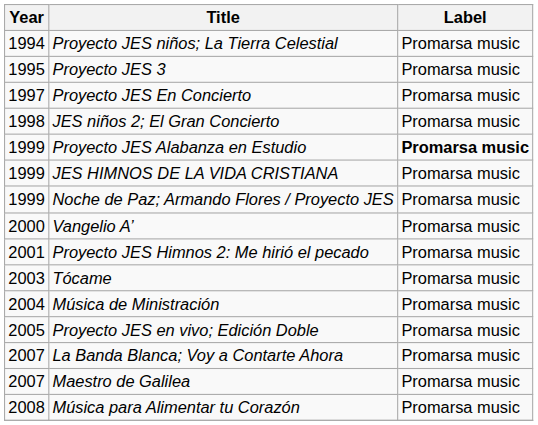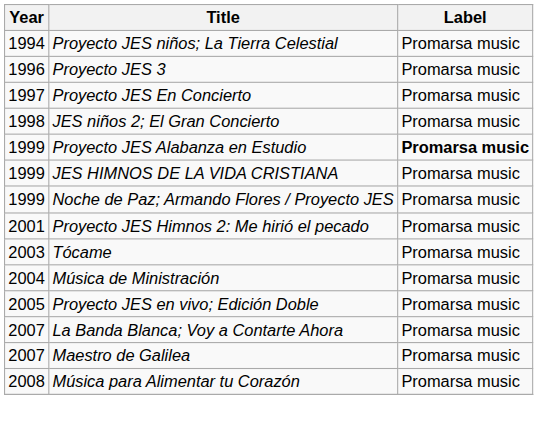(27, 70) 1995 -> (27, 70) 1996
- row: (93, 226)
